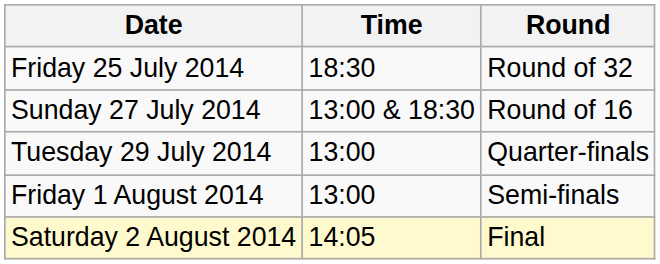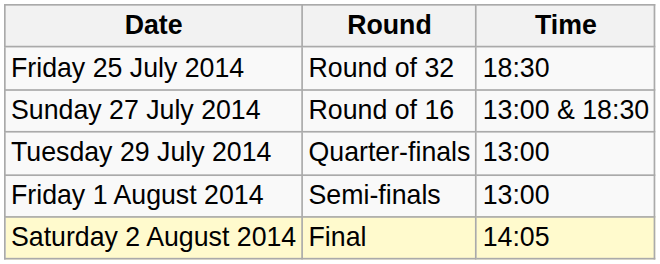columns swapped: (392, 25) <-> (568, 25)
